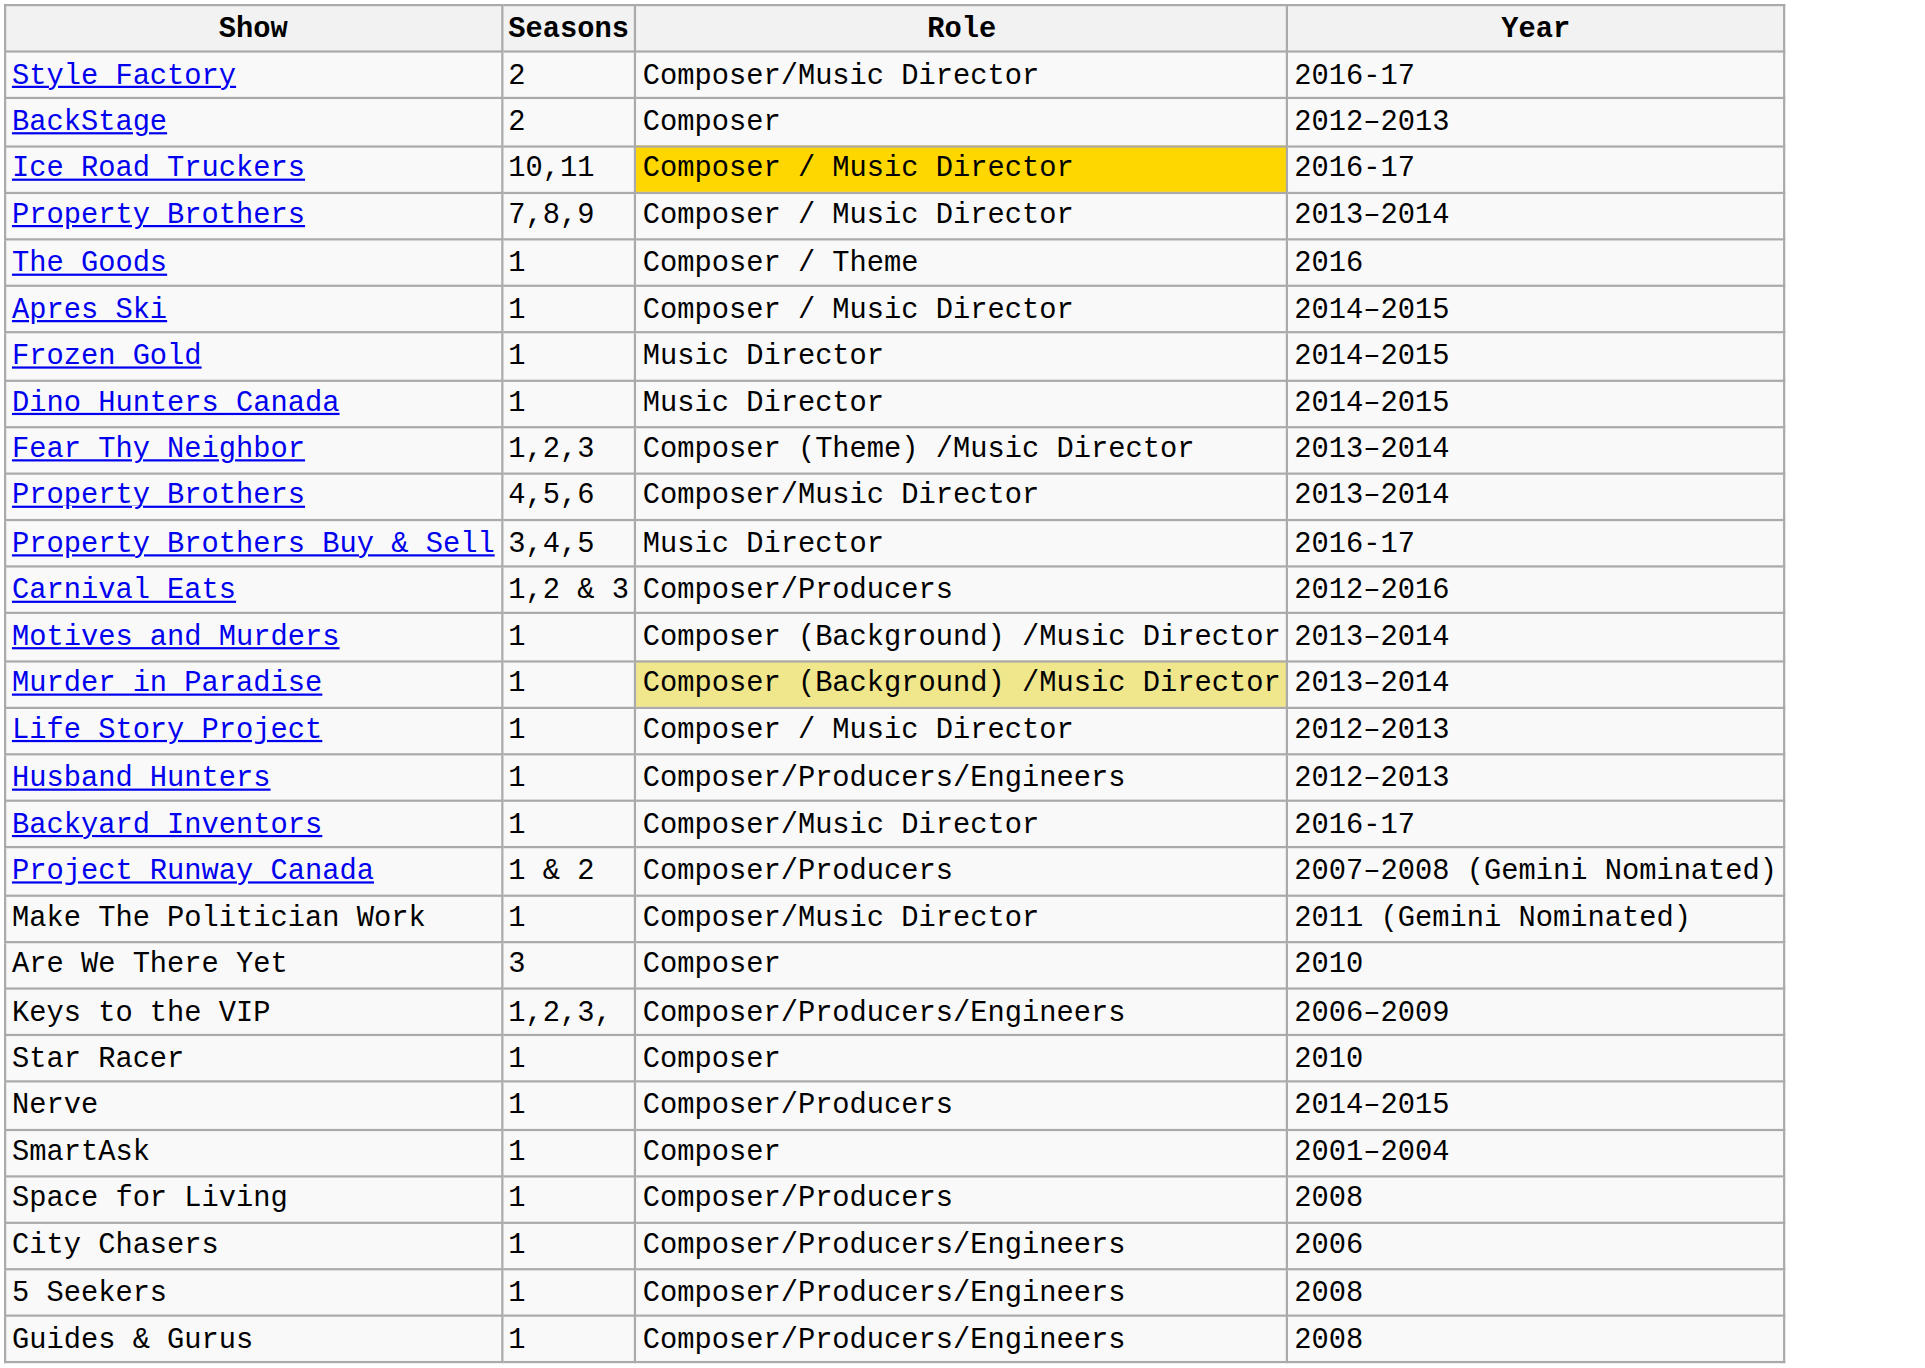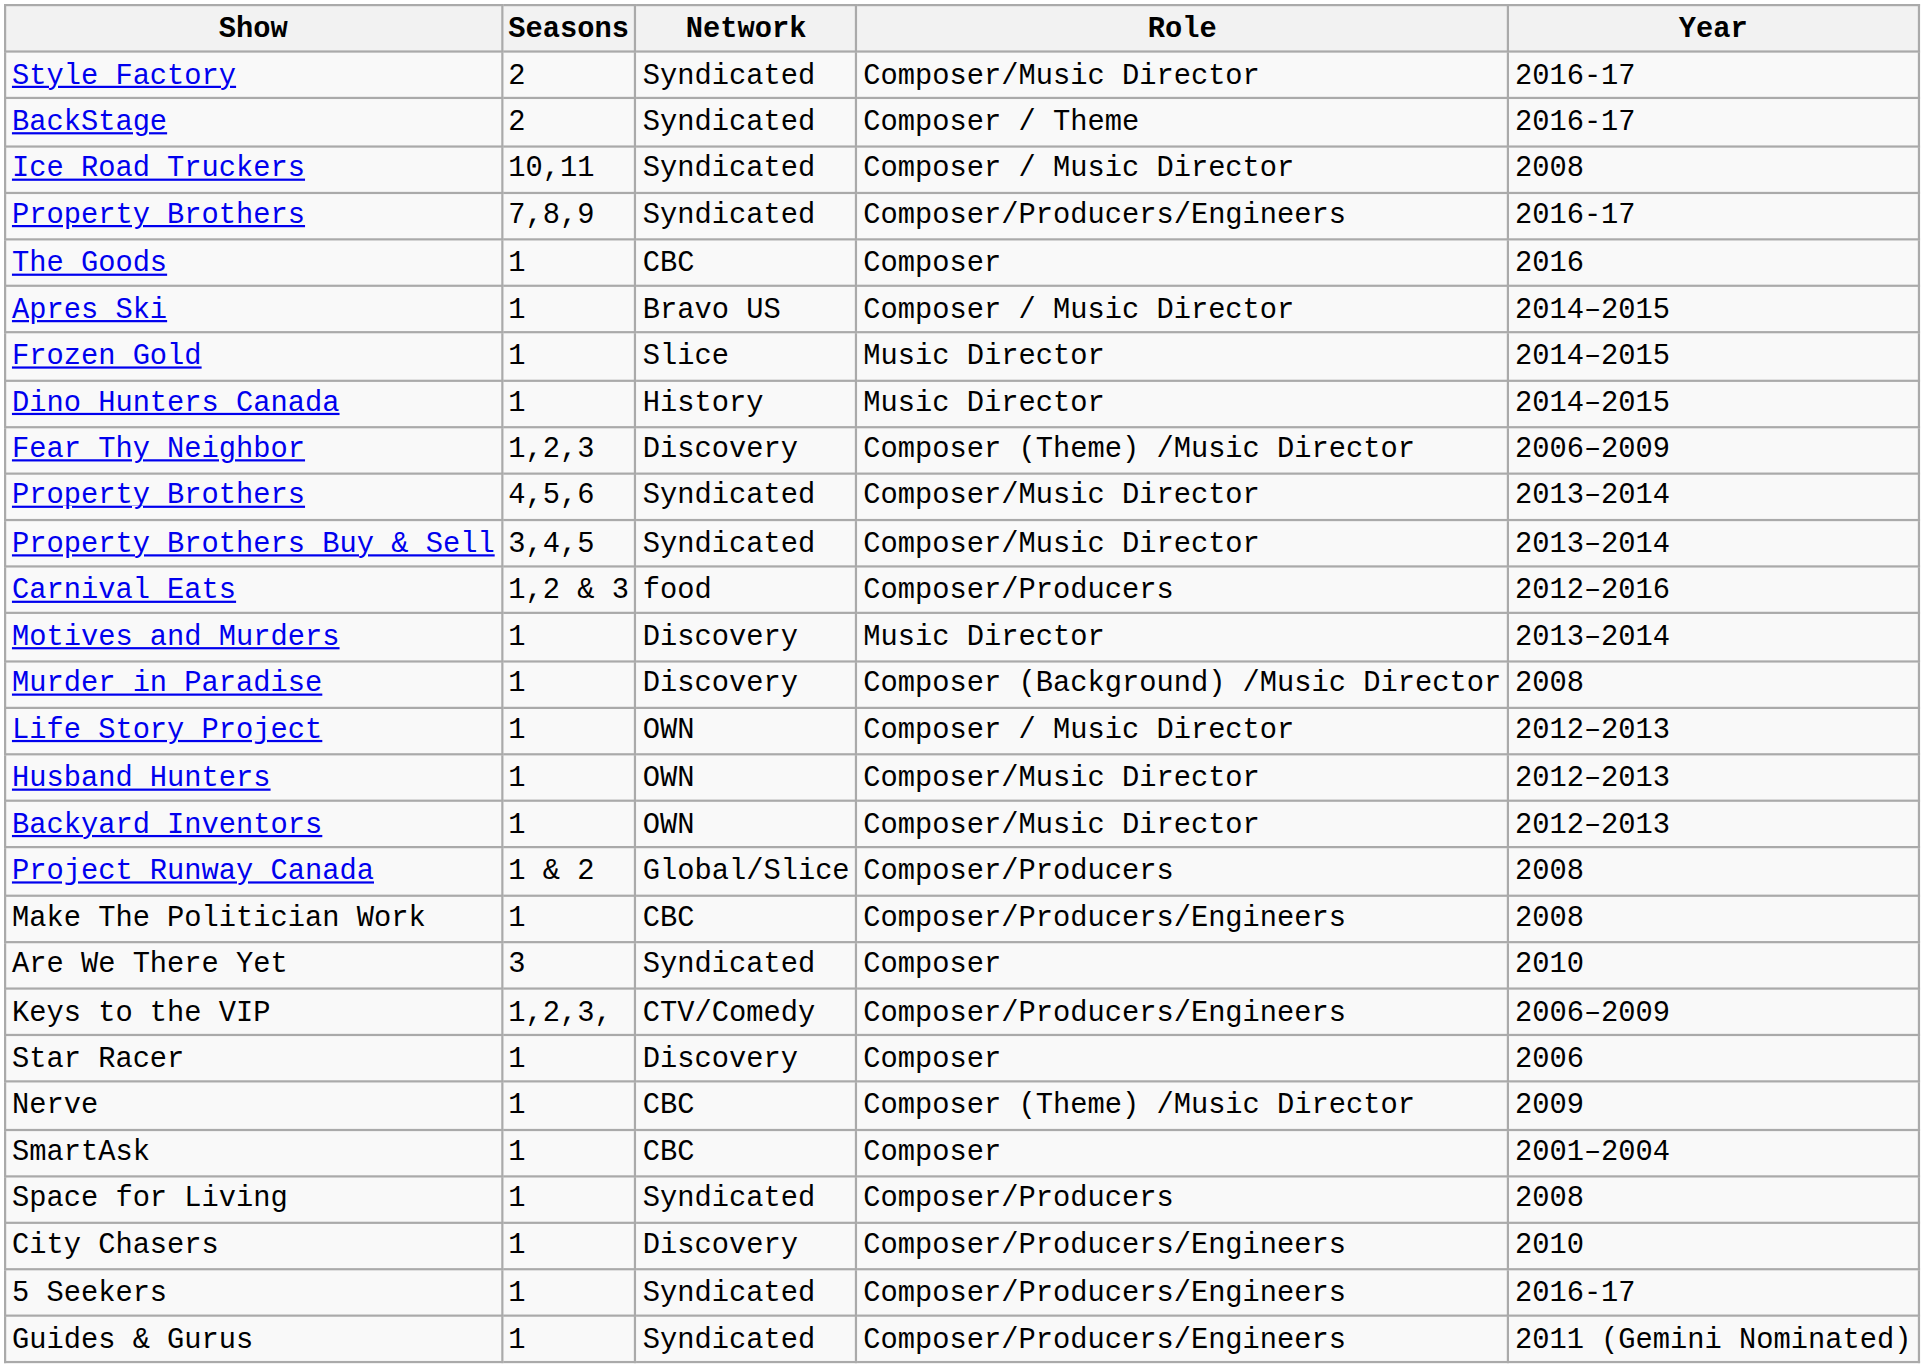+ column: (746, 29)
(712, 122) Composer -> (1001, 122) Composer / Theme
(1372, 122) 2012–2013 -> (1575, 122) 2016-17
(858, 169) gold background -> (1079, 169) no background
(1355, 169) 2016-17 -> (1549, 169) 2008
(858, 216) Composer / Music Director -> (1105, 216) Composer/Producers/Engineers
(1372, 216) 2013–2014 -> (1575, 216) 2016-17
(781, 263) Composer / Theme -> (932, 263) Composer
(1372, 450) 2013–2014 -> (1593, 450) 2006–2009
(763, 544) Music Director -> (1062, 544) Composer/Music Director
(1355, 544) 2016-17 -> (1593, 544) 2013–2014
(962, 637) Composer (Background) /Music Director -> (984, 637) Music Director
(962, 684) khaki background -> (1182, 684) no background
(1372, 684) 2013–2014 -> (1549, 684) 2008
(884, 778) Composer/Producers/Engineers -> (1062, 778) Composer/Music Director
(1355, 825) 2016-17 -> (1593, 825) 2012–2013
(1536, 871) 2007–2008 (Gemini Nominated) -> (1549, 871) 2008
(841, 918) Composer/Music Director -> (1105, 918) Composer/Producers/Engineers
(1493, 918) 2011 (Gemini Nominated) -> (1549, 918) 2008
(1329, 1059) 2010 -> (1549, 1059) 2006
(798, 1105) Composer/Producers -> (1139, 1105) Composer (Theme) /Music Director
(1372, 1105) 2014–2015 -> (1549, 1105) 2009
(1329, 1246) 2006 -> (1549, 1246) 2010
(1329, 1293) 2008 -> (1575, 1293) 2016-17
(1329, 1340) 2008 -> (1713, 1340) 2011 (Gemini Nominated)
